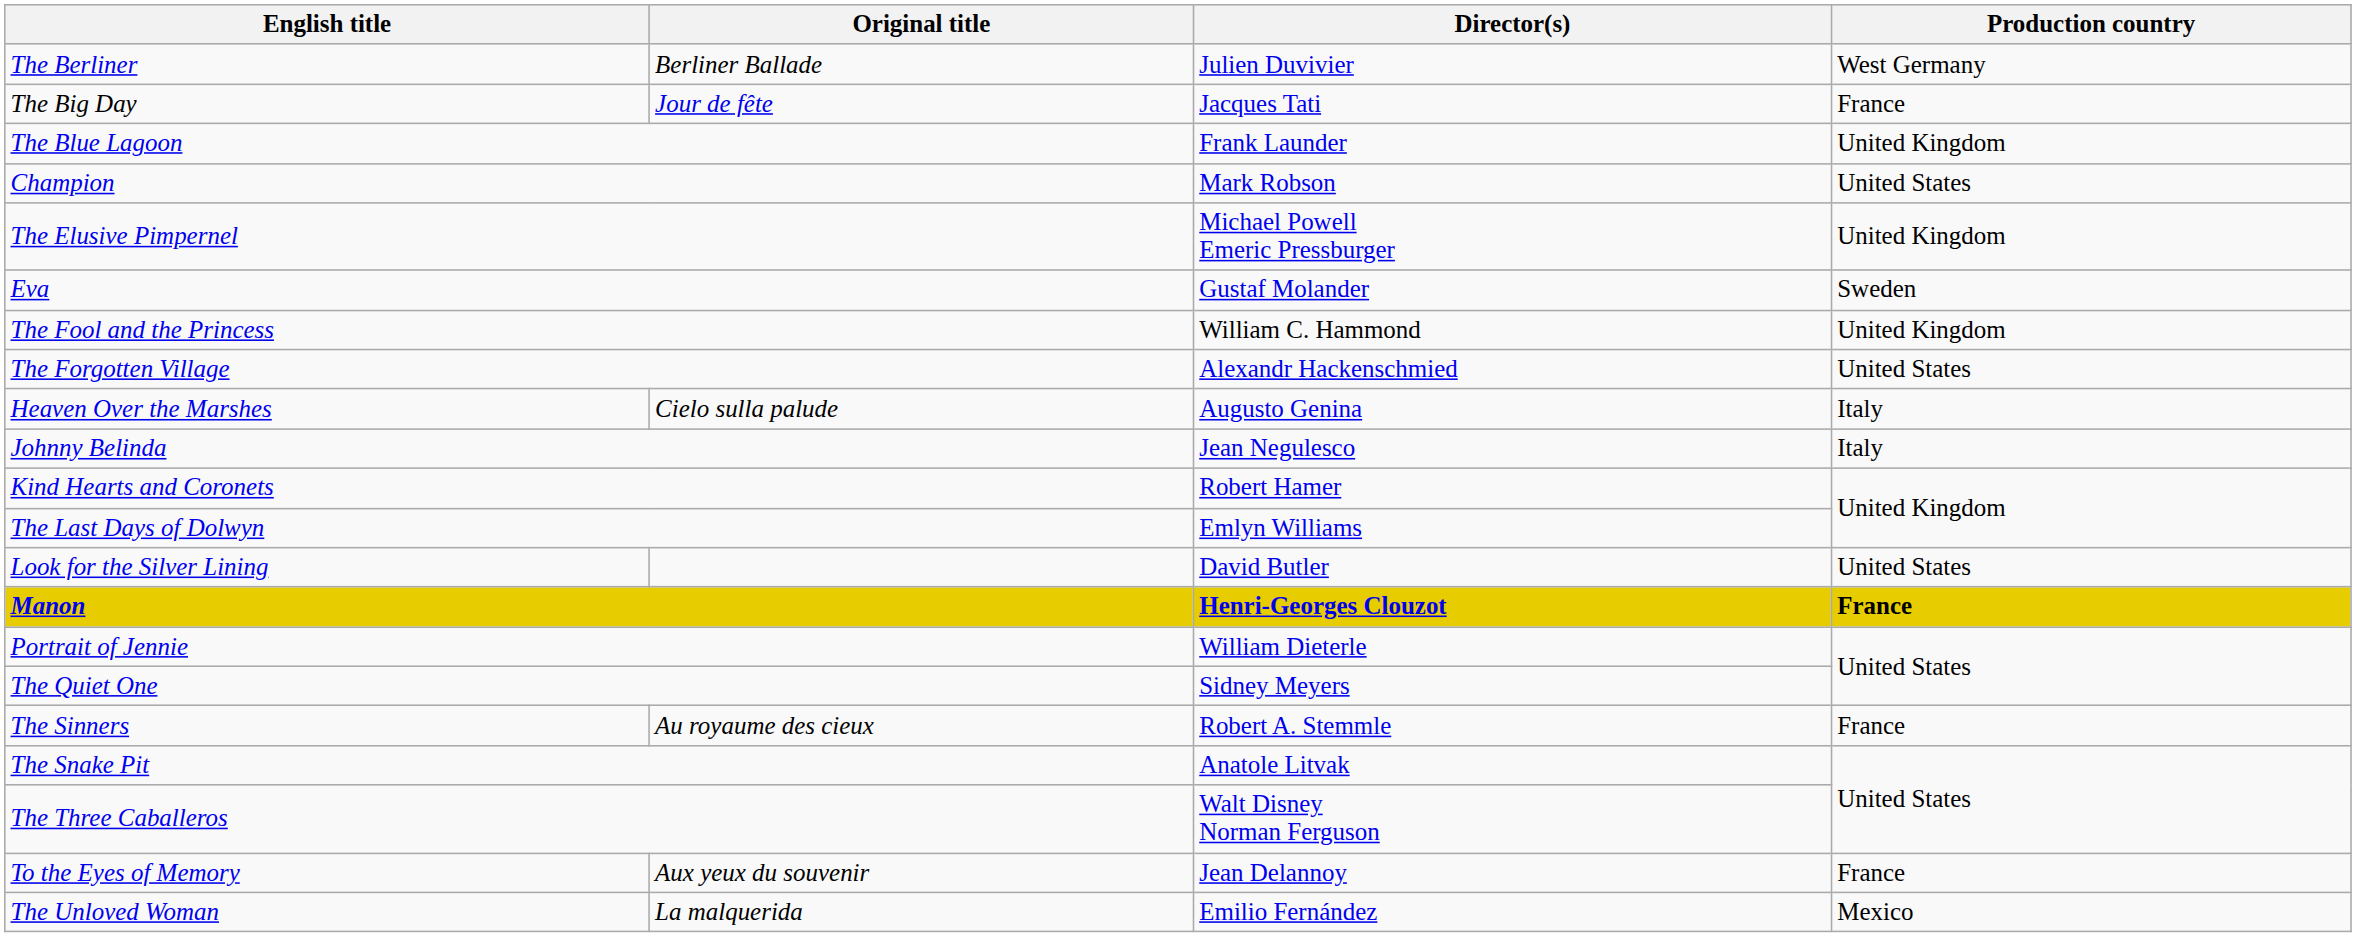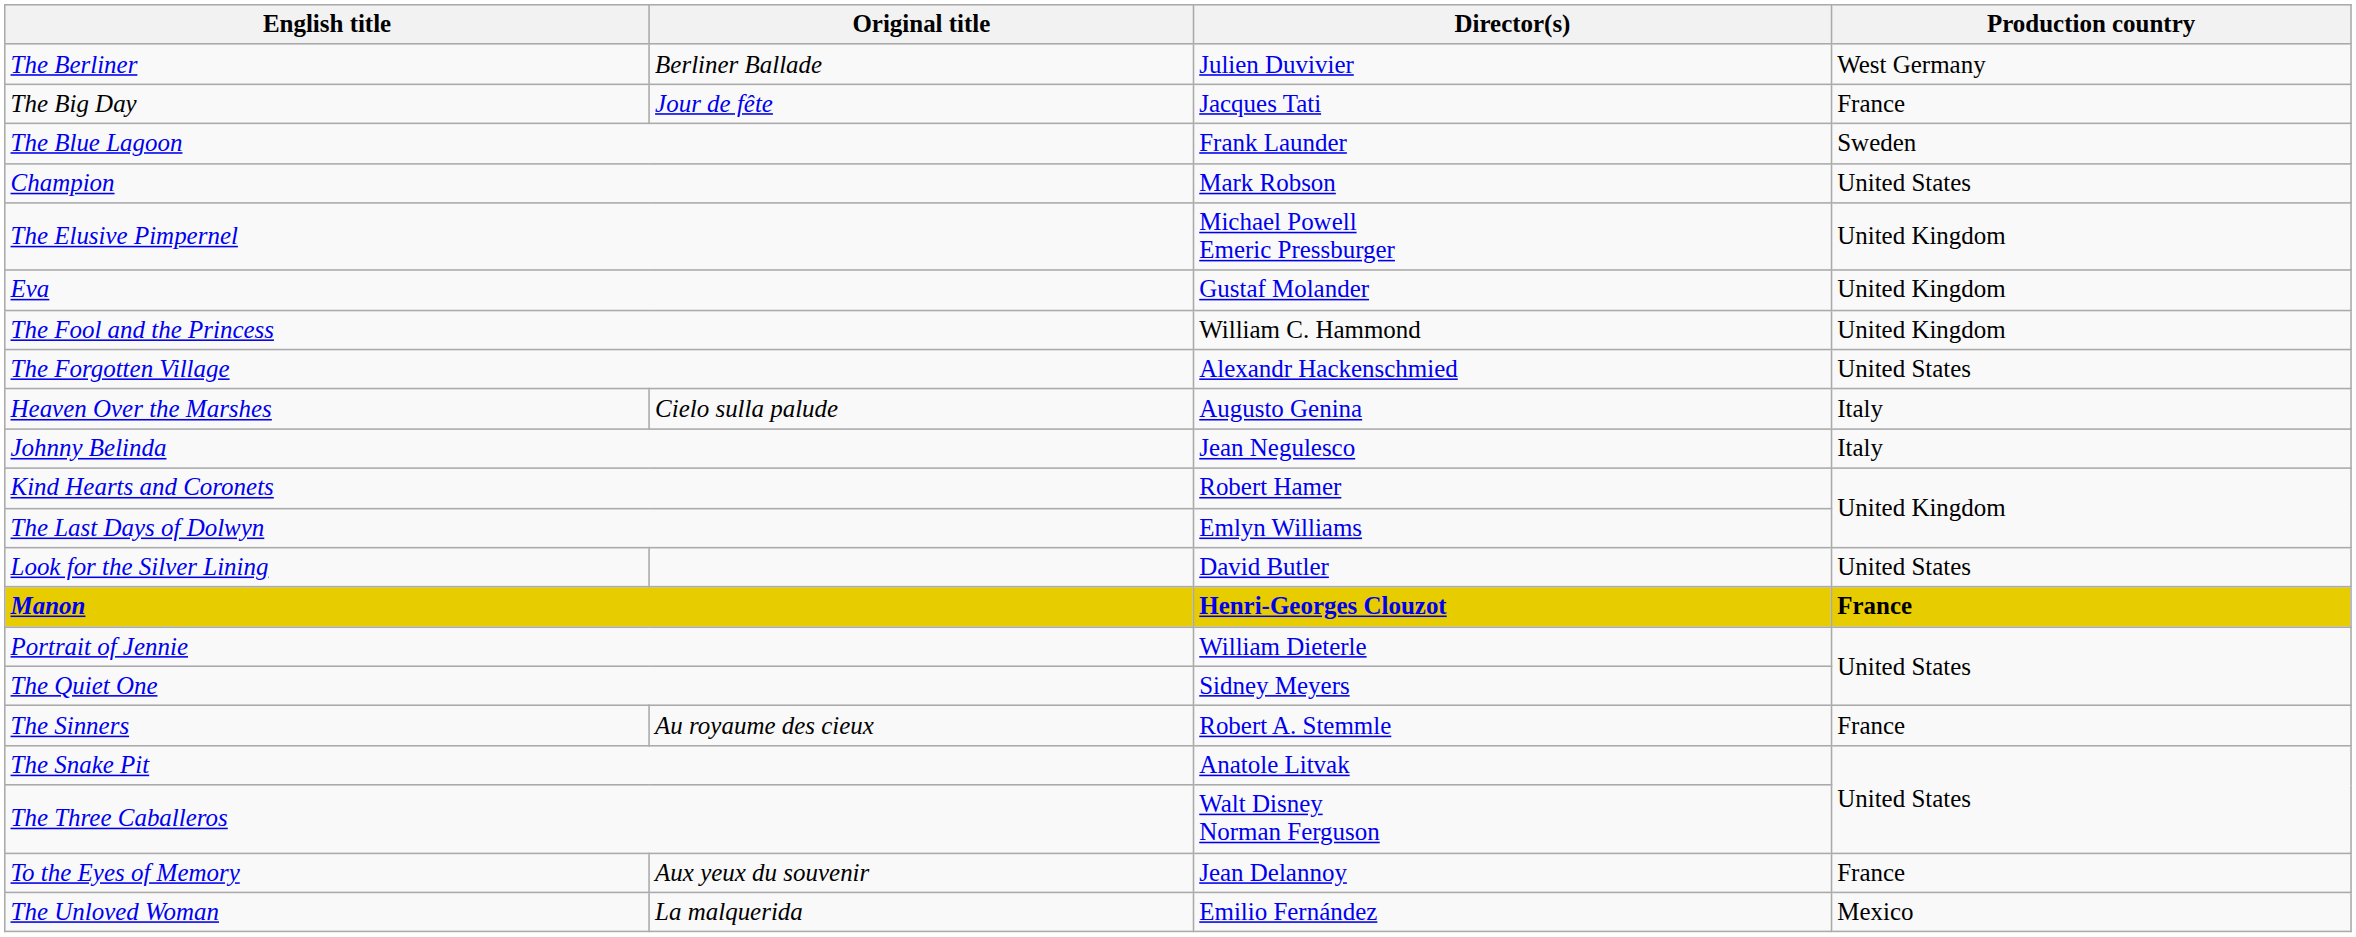(1921, 143) United Kingdom -> (1877, 143) Sweden
(1877, 289) Sweden -> (1921, 289) United Kingdom
